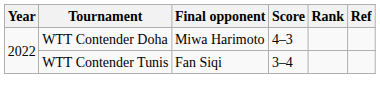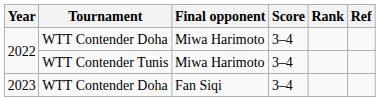(282, 39) 4–3 -> (282, 39) 3–4
(198, 62) Fan Siqi -> (220, 62) Miwa Harimoto
+ row: (22, 85)
